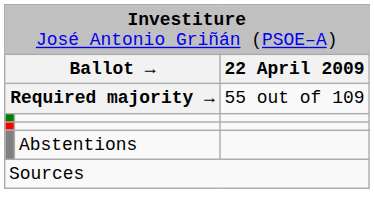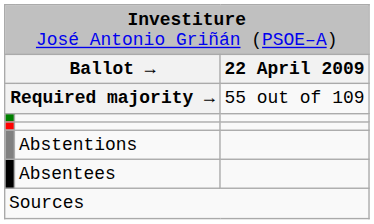+ row: (10, 174)
